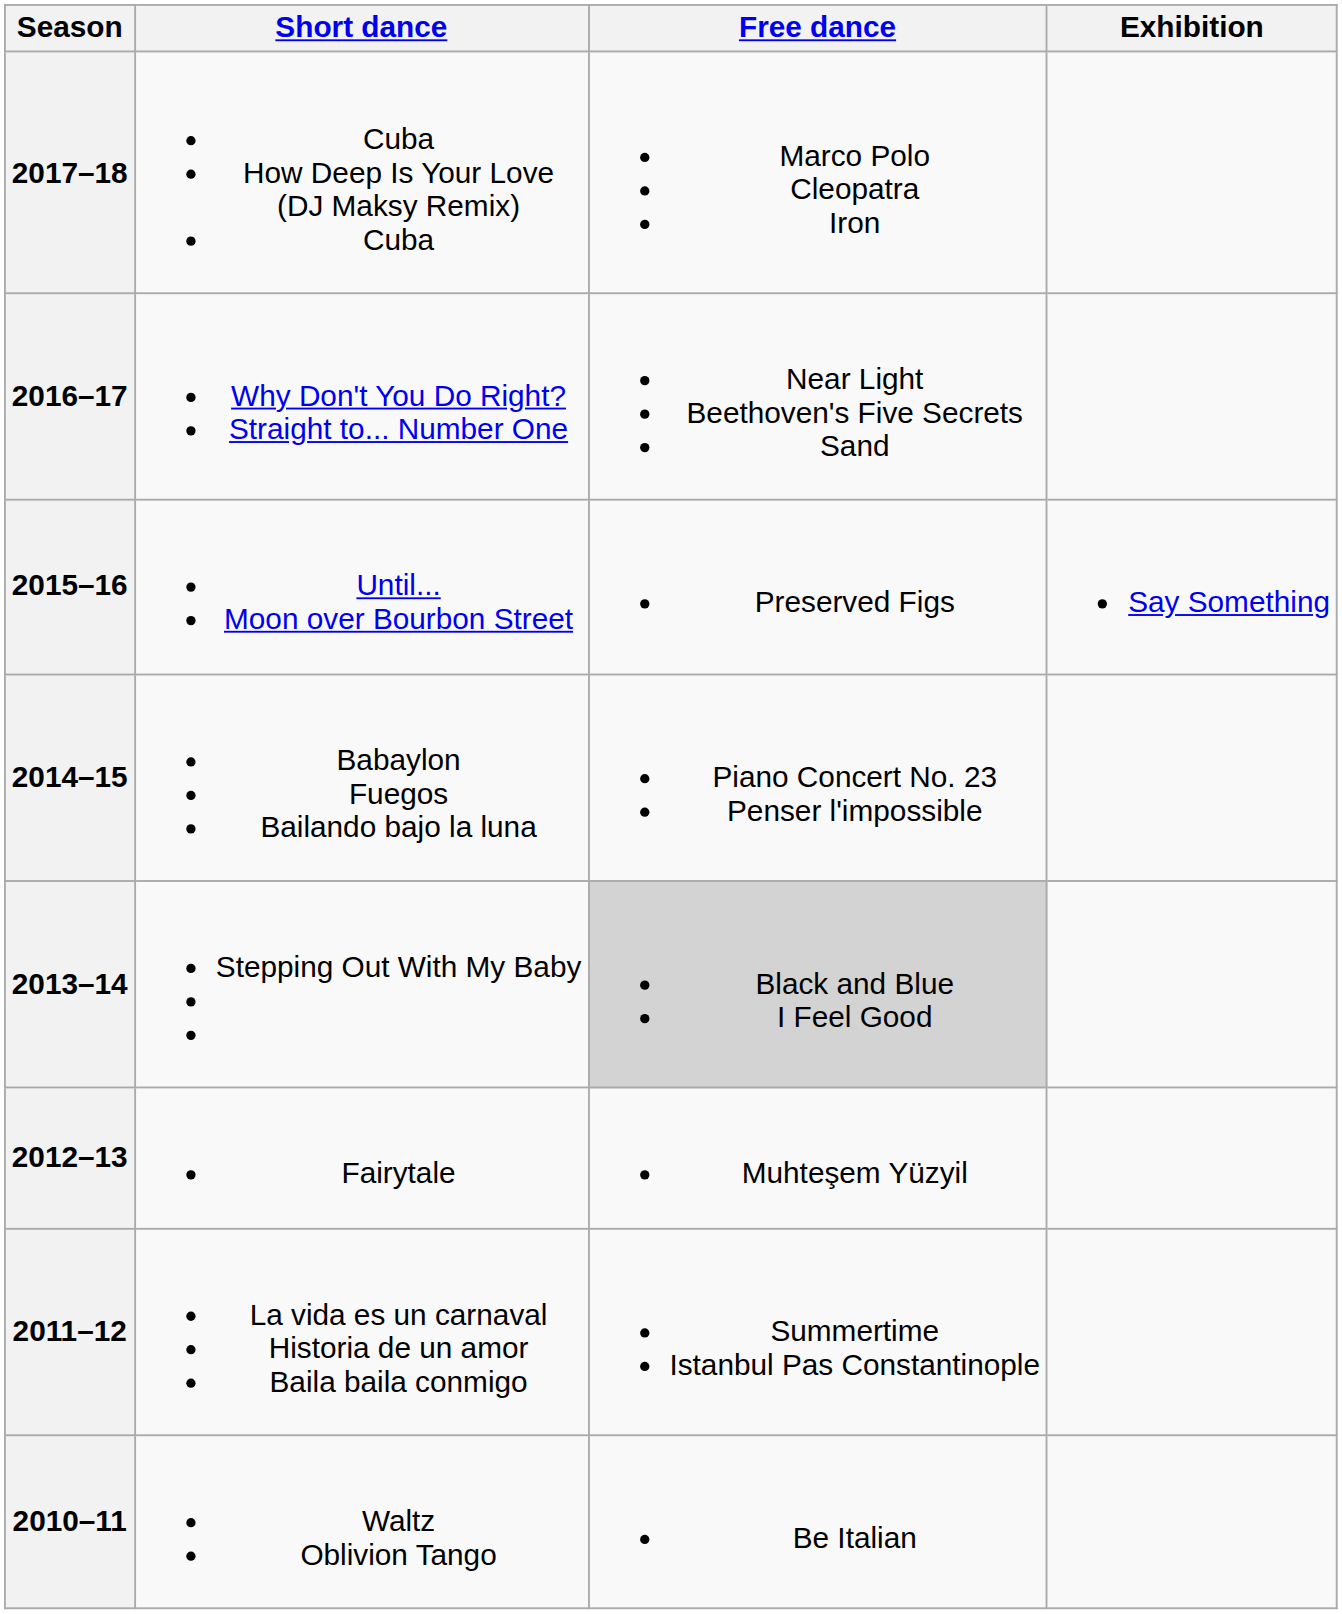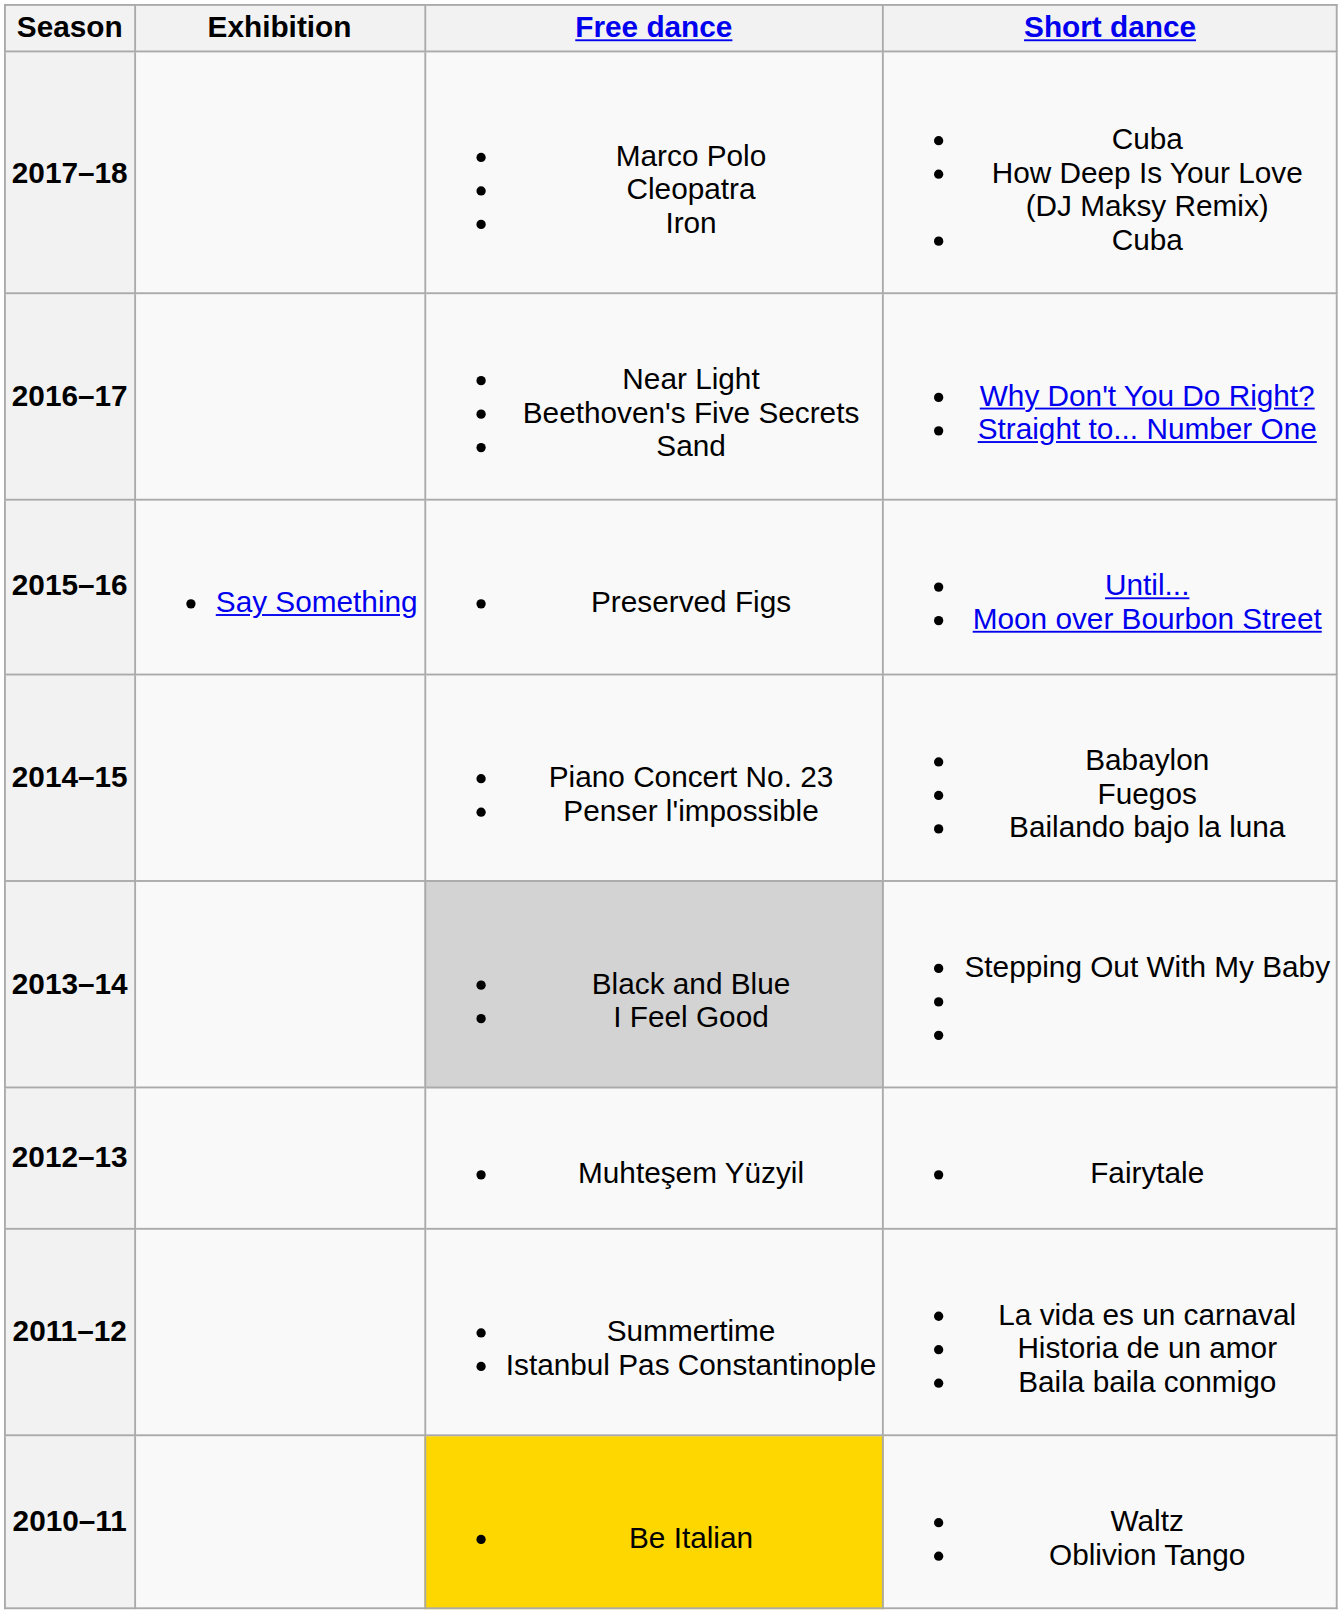columns swapped: (361, 28) <-> (1192, 28)
(818, 1539) no background -> (654, 1539) gold background
